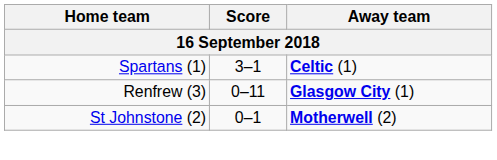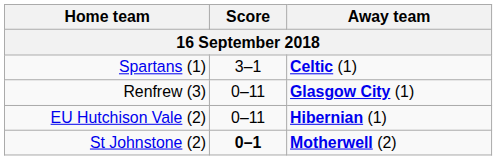+ row: (128, 117)
(248, 117) normal -> (248, 142) bold
